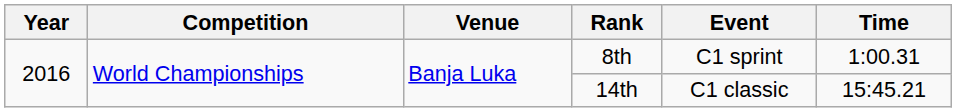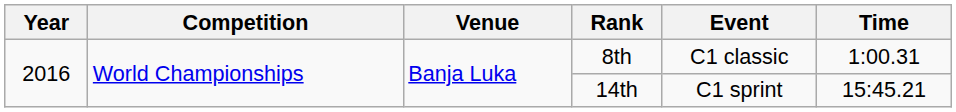(739, 56) C1 sprint -> (739, 56) C1 classic
(739, 90) C1 classic -> (739, 90) C1 sprint
